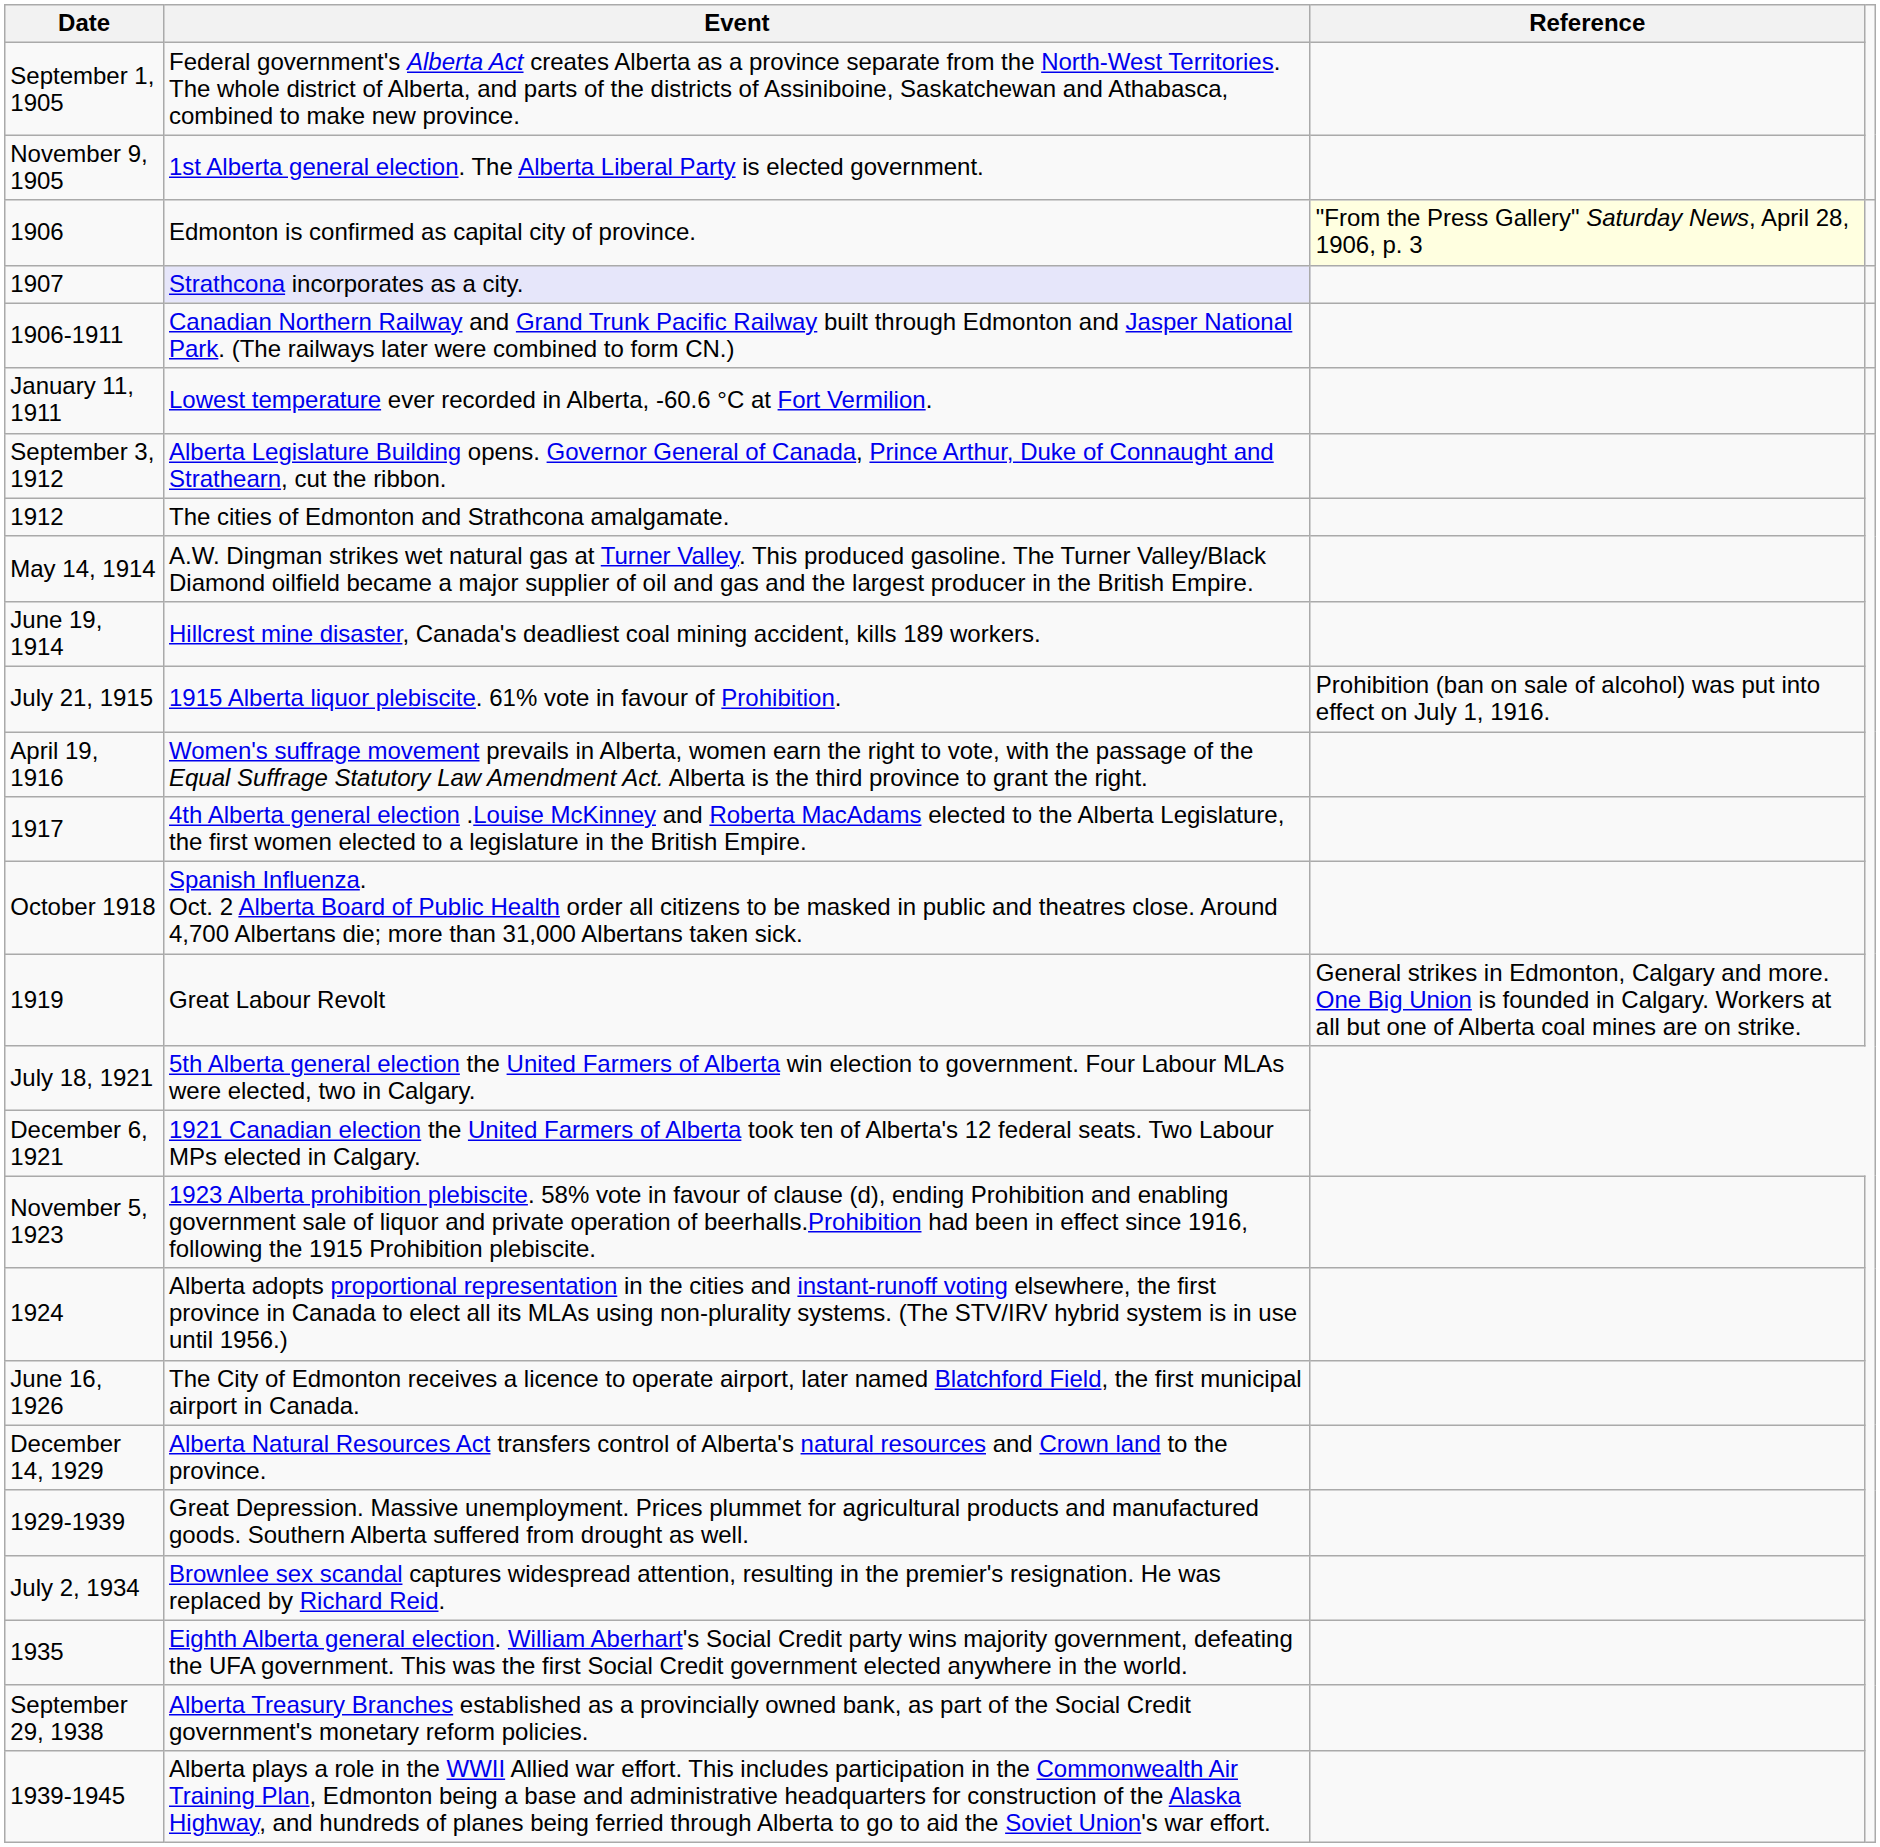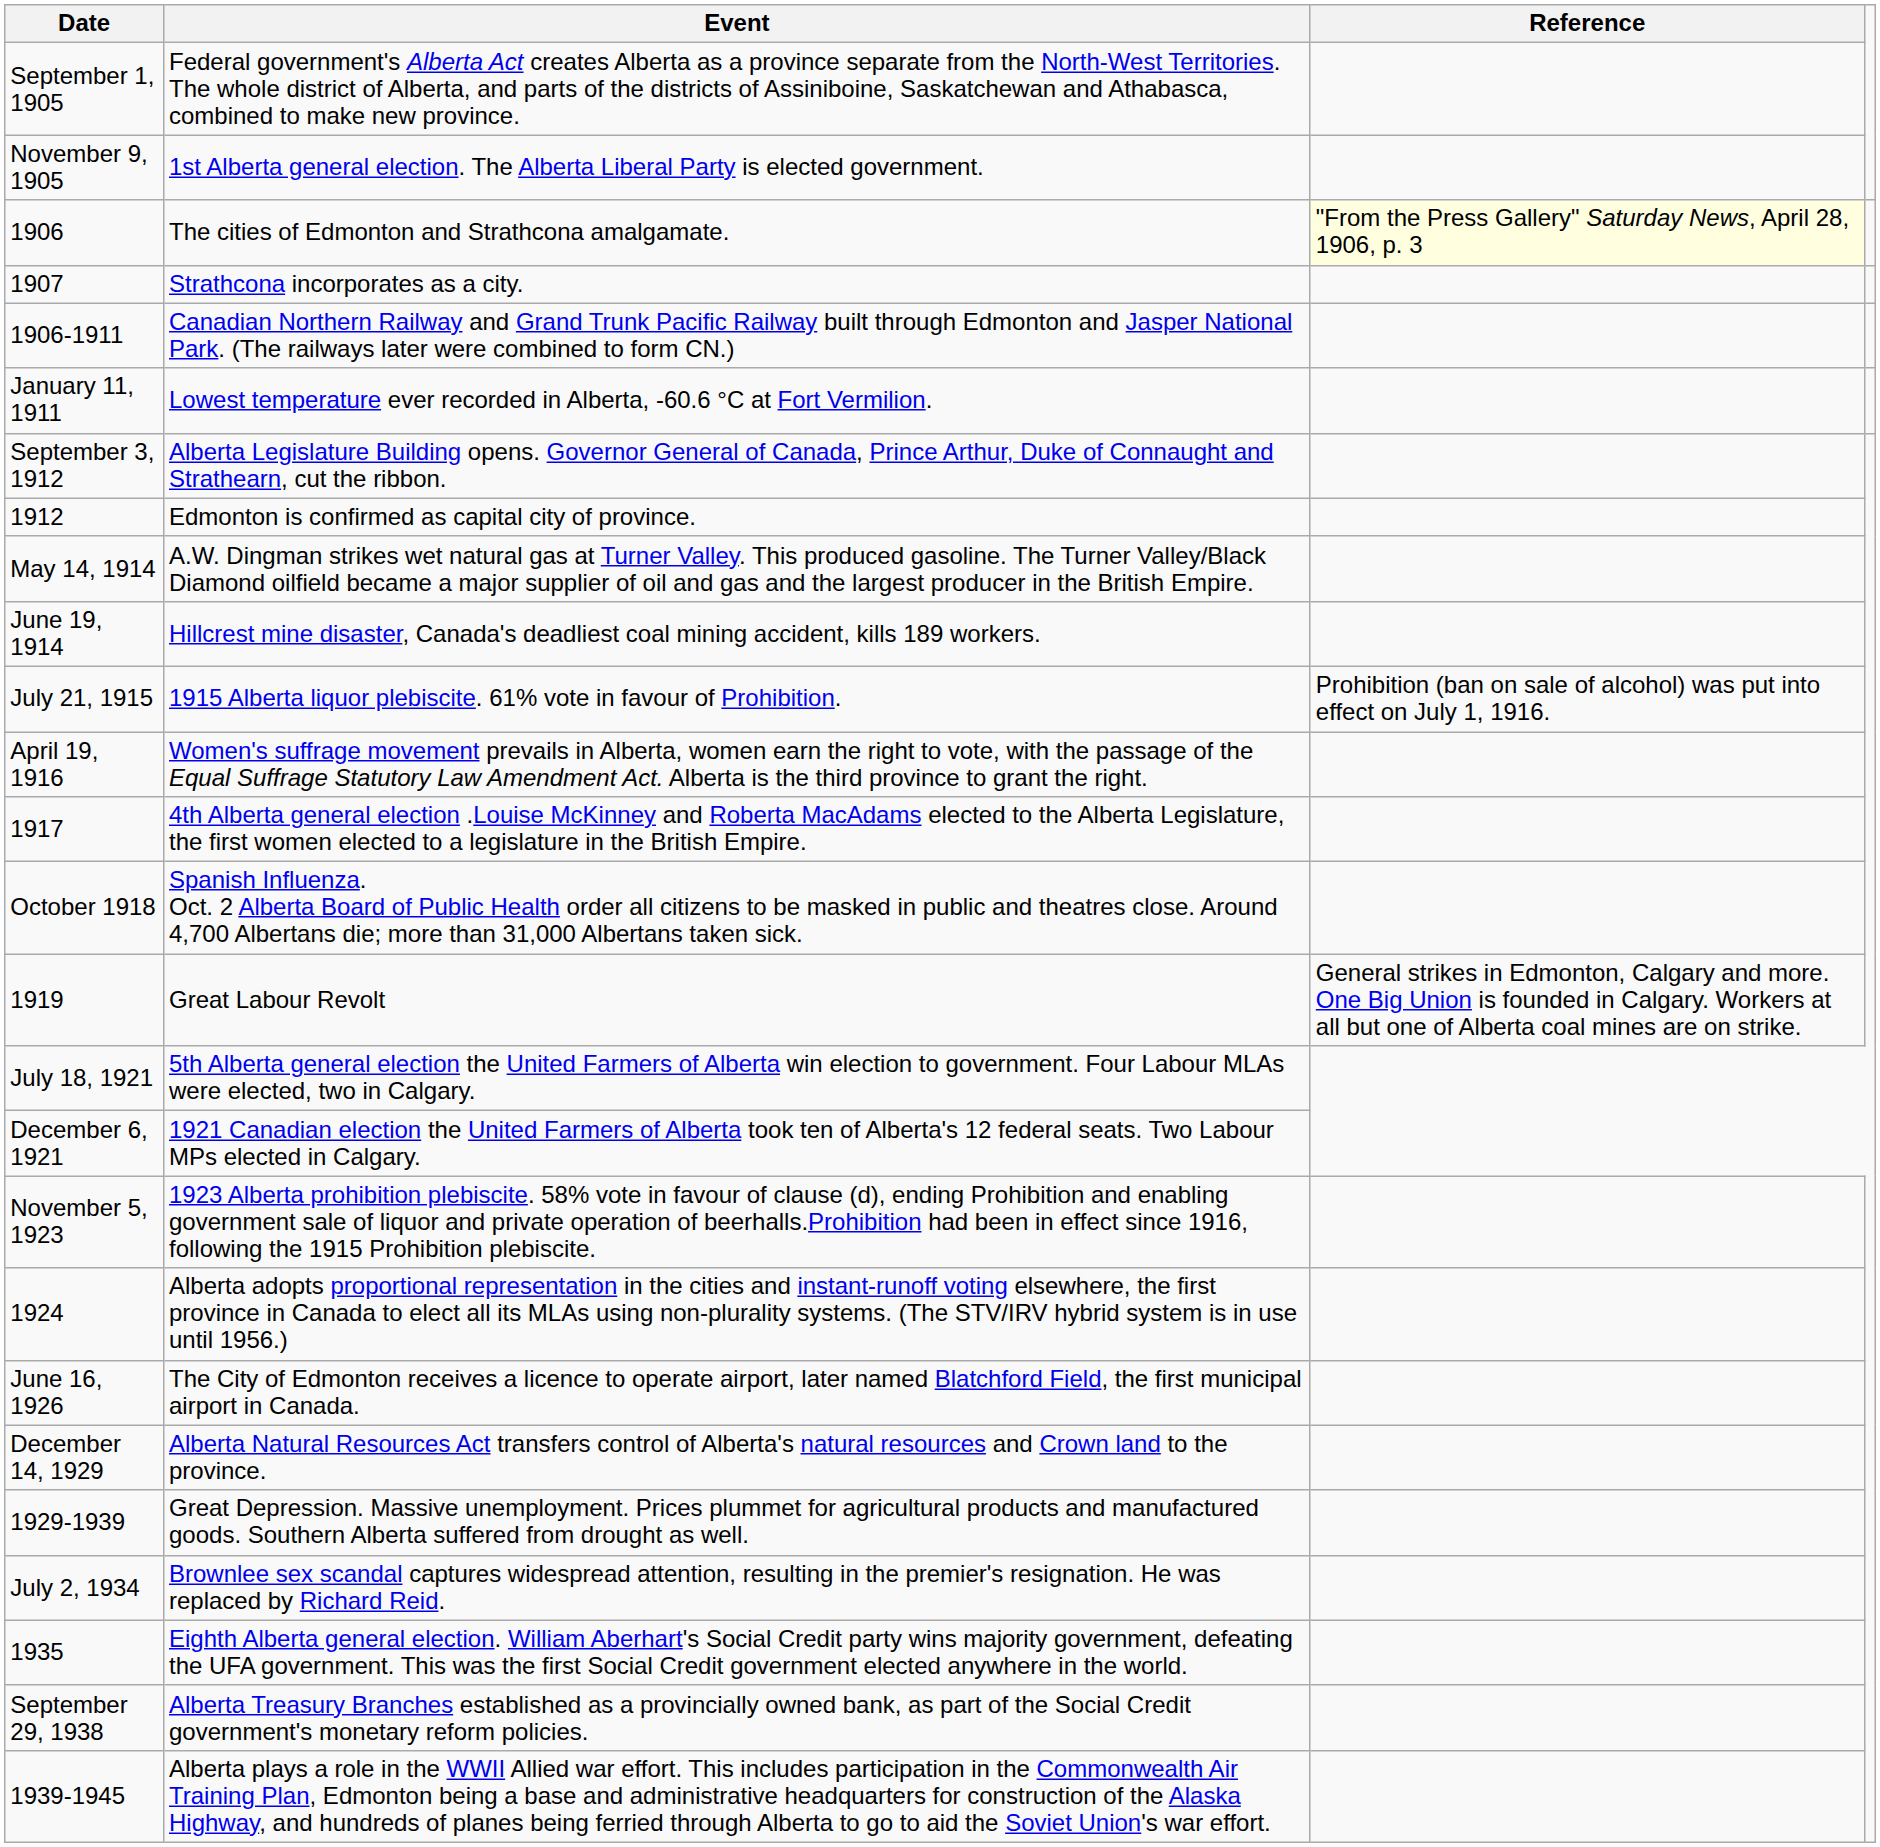(432, 232) Edmonton is confirmed as capital city of province. -> (449, 232) The cities of Edmonton and Strathcona amalgamate.
(346, 283) lavender background -> (346, 283) no background
(449, 517) The cities of Edmonton and Strathcona amalgamate. -> (432, 517) Edmonton is confirmed as capital city of province.
